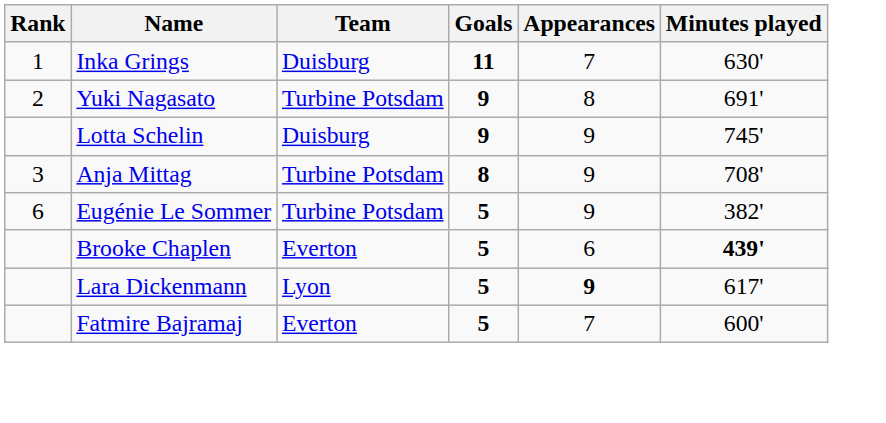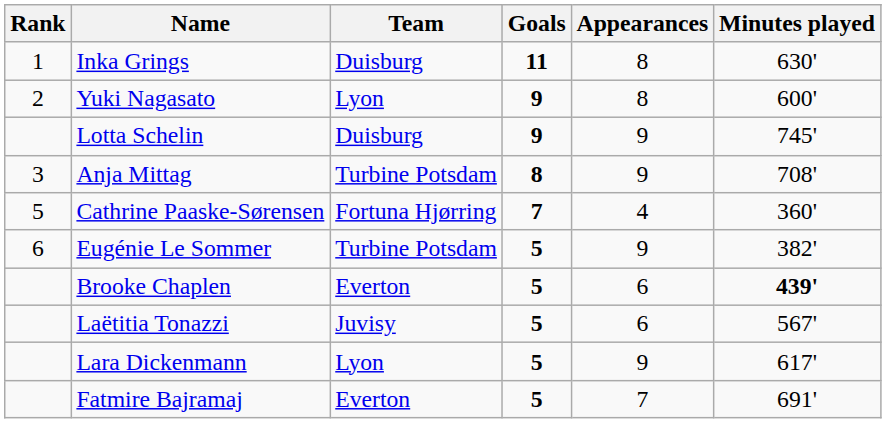(589, 60) 7 -> (642, 60) 8
(363, 98) Turbine Potsdam -> (360, 98) Lyon
(744, 98) 691' -> (797, 98) 600'
+ row: (200, 211)
+ row: (153, 323)
(589, 286) bold -> (642, 361) normal
(744, 323) 600' -> (797, 398) 691'
